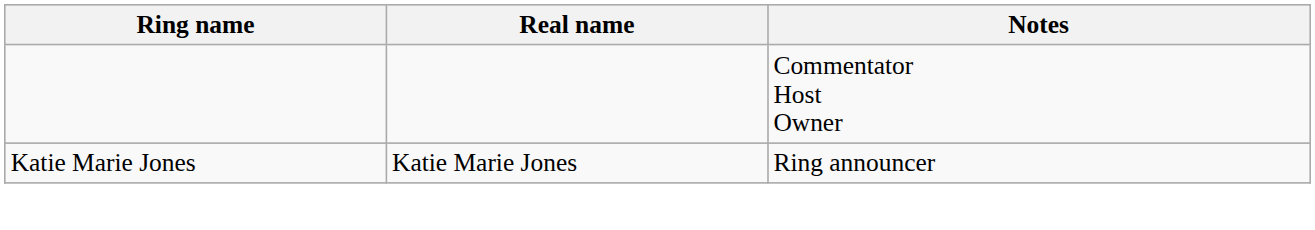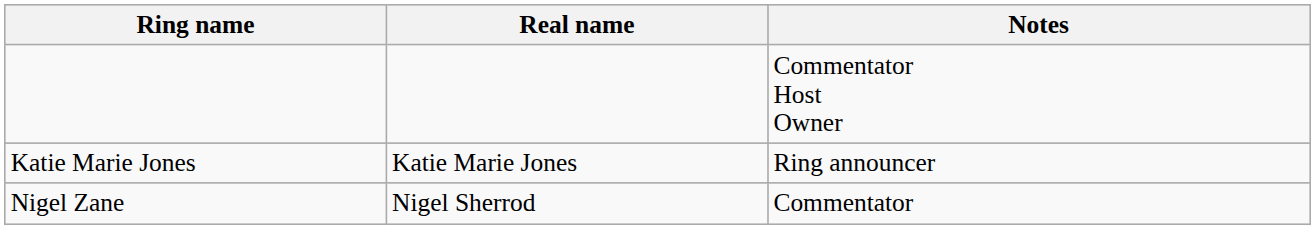+ row: (68, 202)
